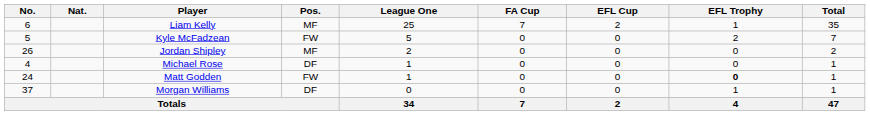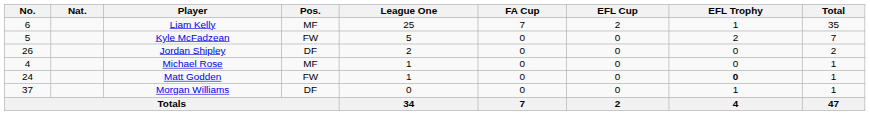(310, 50) MF -> (310, 50) DF
(310, 64) DF -> (310, 64) MF
